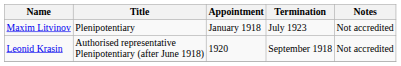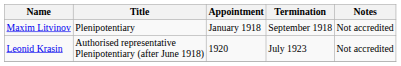(287, 27) July 1923 -> (300, 27) September 1918
(300, 48) September 1918 -> (287, 48) July 1923
